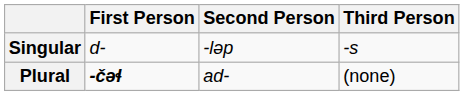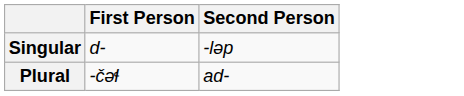- column: (399, 18)
(105, 76) bold -> (104, 76) normal
